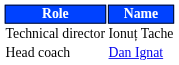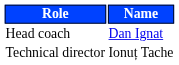rows swapped: (55, 34) <-> (38, 52)
